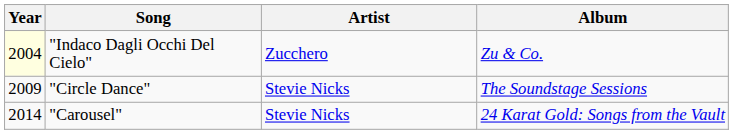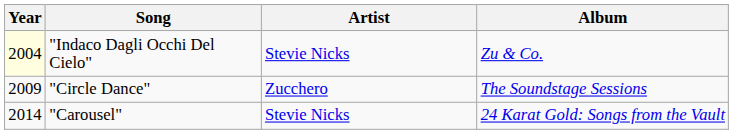(296, 53) Zucchero -> (307, 53) Stevie Nicks
(307, 89) Stevie Nicks -> (296, 89) Zucchero
